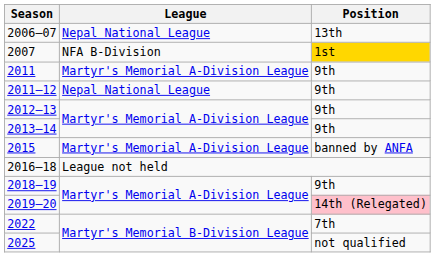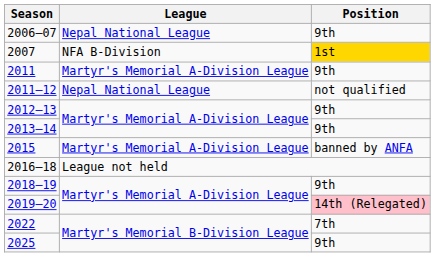(328, 33) 13th -> (325, 33) 9th
(325, 90) 9th -> (360, 90) not qualified
(360, 243) not qualified -> (325, 243) 9th
